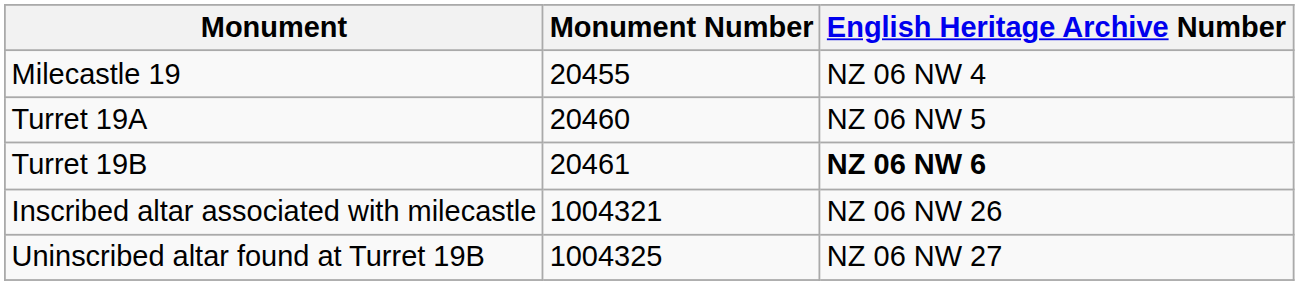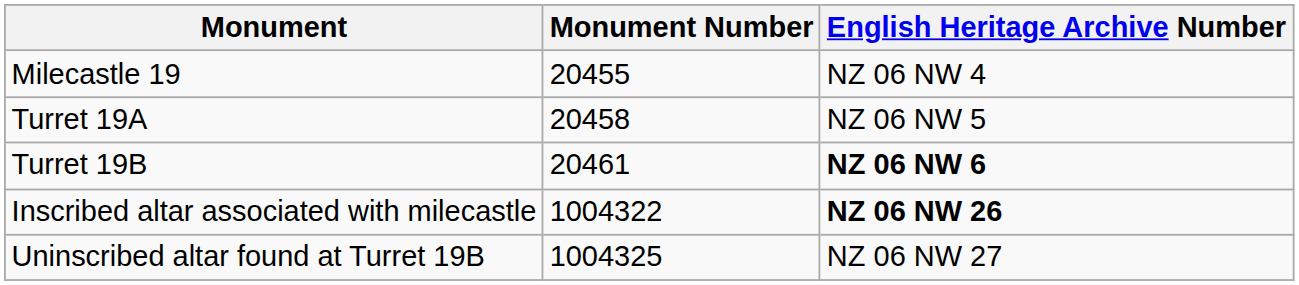(590, 119) 20460 -> (590, 119) 20458
(606, 211) 1004321 -> (606, 211) 1004322
(915, 211) normal -> (915, 211) bold
